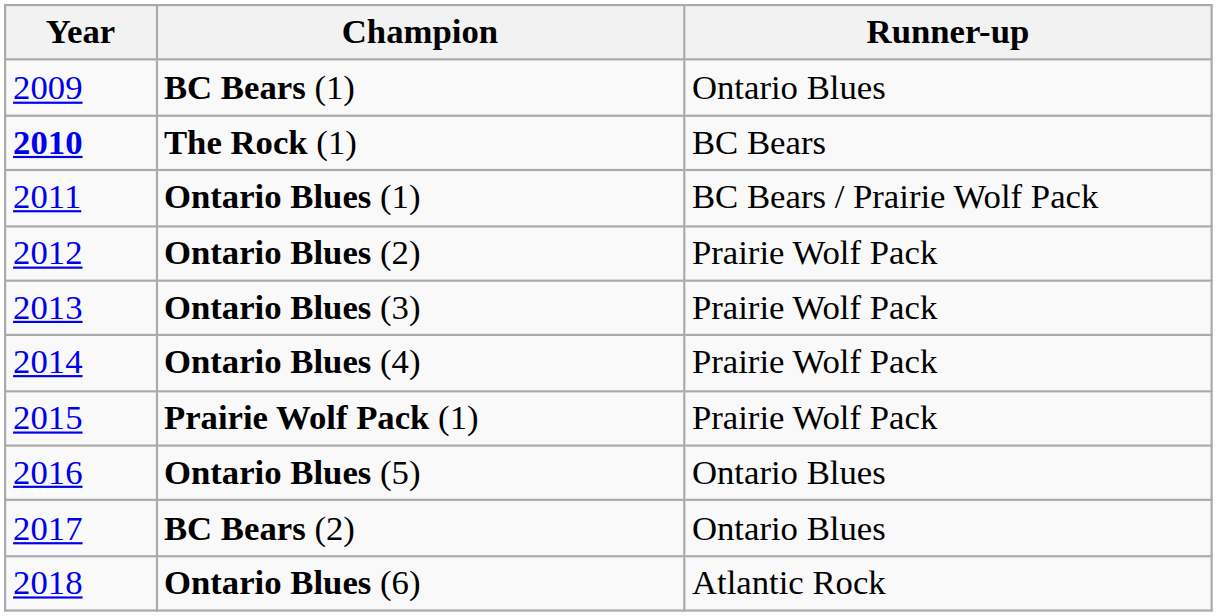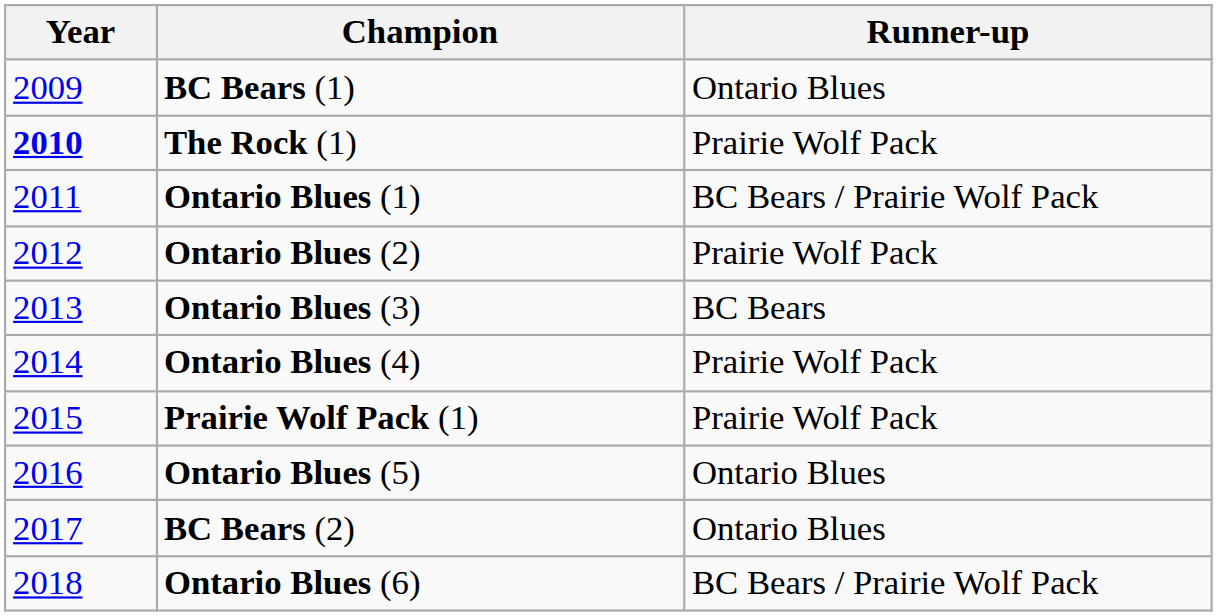(759, 142) BC Bears -> (815, 142) Prairie Wolf Pack
(815, 307) Prairie Wolf Pack -> (759, 307) BC Bears
(789, 582) Atlantic Rock -> (895, 582) BC Bears / Prairie Wolf Pack
